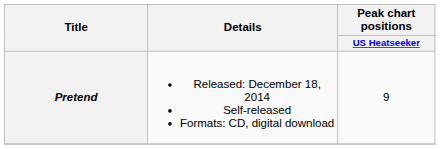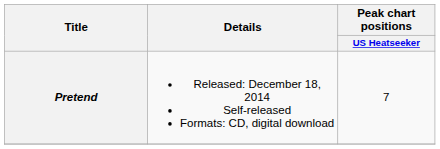(386, 97) 9 -> (386, 97) 7
